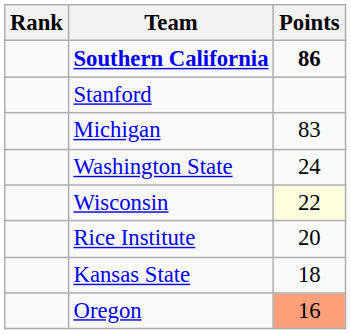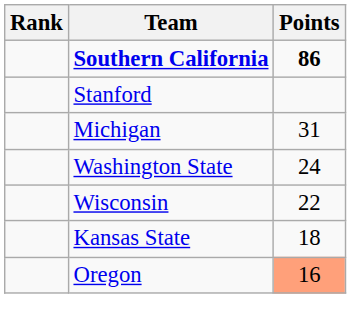(309, 130) 83 -> (309, 130) 31
(309, 202) lightyellow background -> (309, 202) no background
- row: (134, 238)
